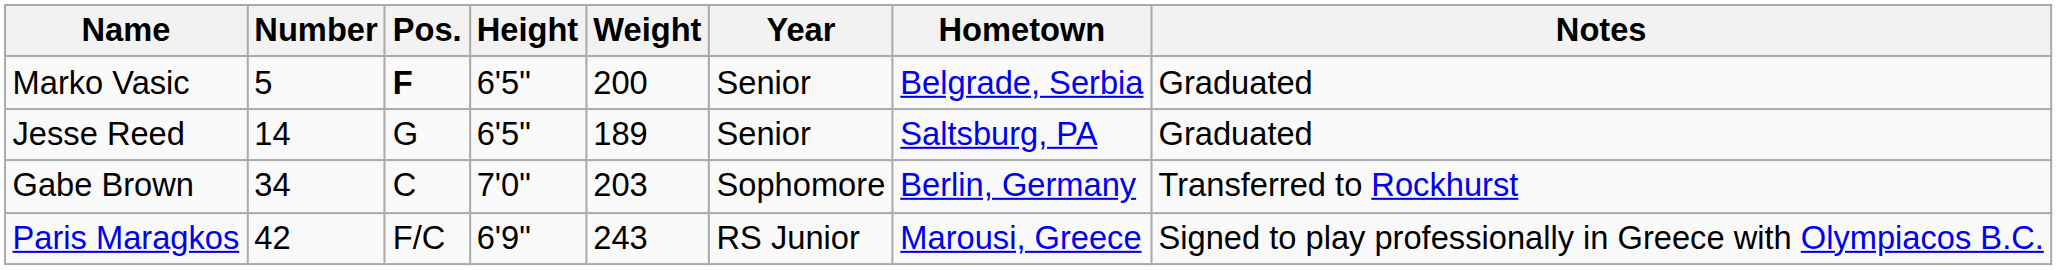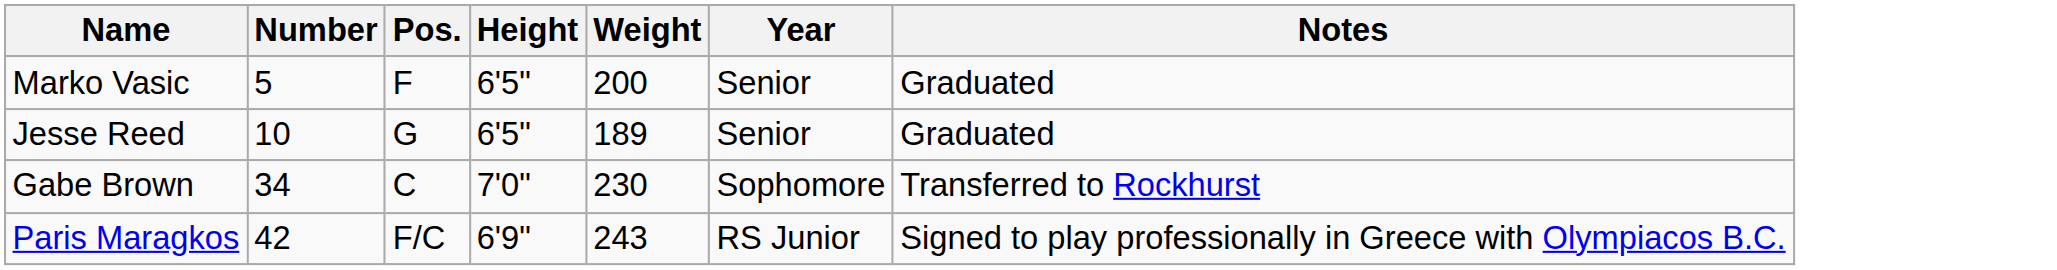- column: (1022, 30)
(403, 82) bold -> (403, 82) normal
(272, 133) 14 -> (272, 133) 10
(621, 185) 203 -> (621, 185) 230
